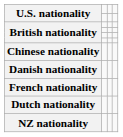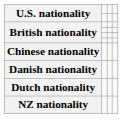- row: (53, 87)
